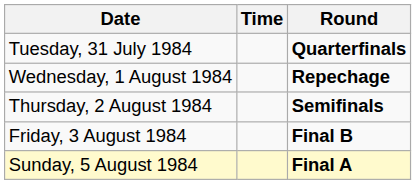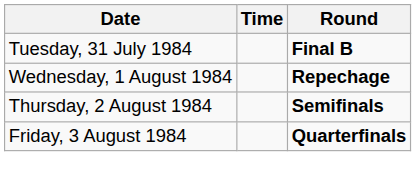(349, 48) Quarterfinals -> (322, 48) Final B
(322, 135) Final B -> (349, 135) Quarterfinals
- row: (103, 164)
